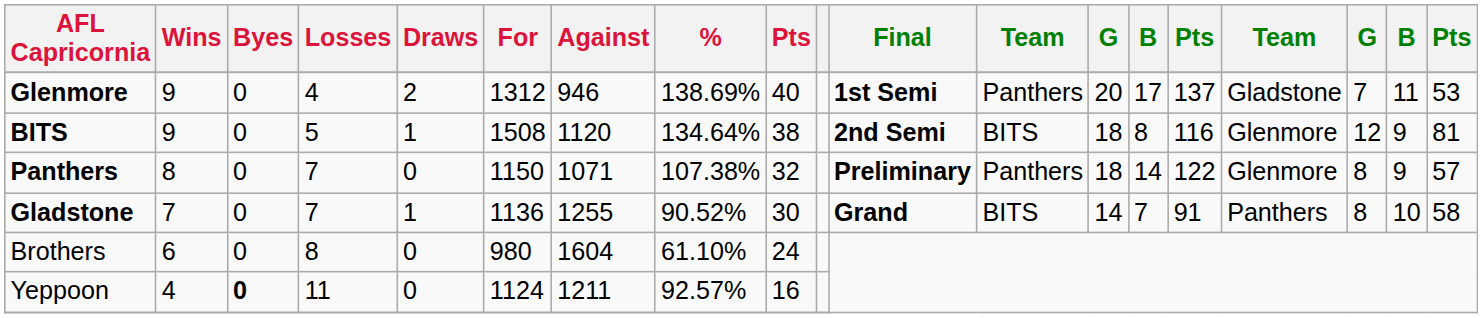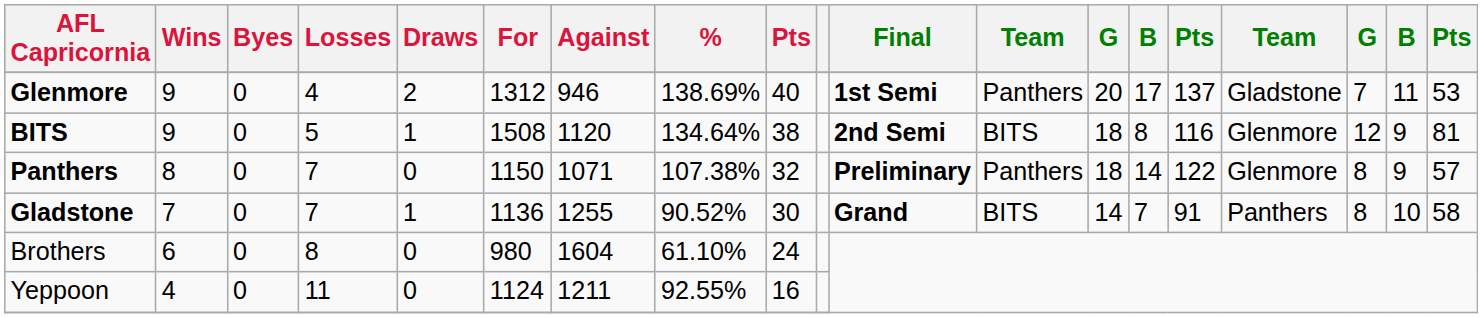(240, 291) bold -> (240, 291) normal
(704, 291) 92.57% -> (704, 291) 92.55%
